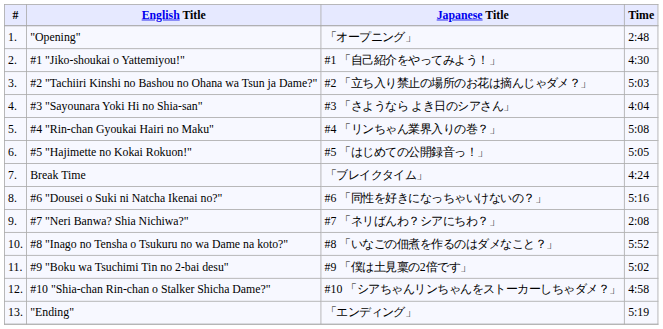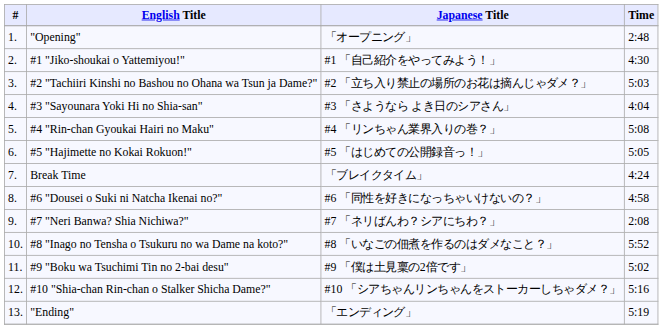(639, 198) 5:16 -> (639, 198) 4:58
(639, 290) 4:58 -> (639, 290) 5:16
